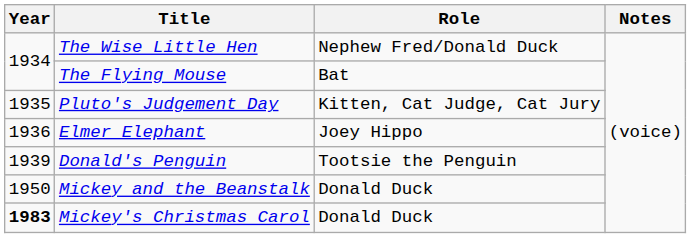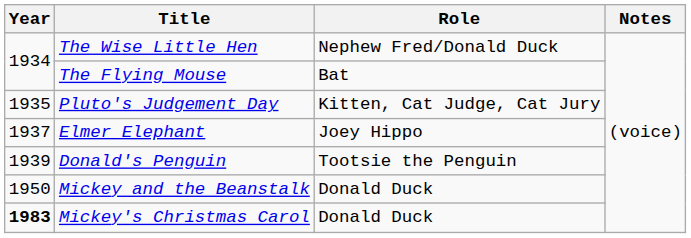(30, 132) 1936 -> (30, 132) 1937
